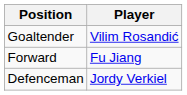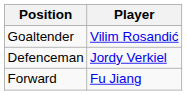rows swapped: (46, 79) <-> (32, 57)
